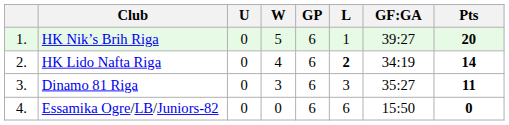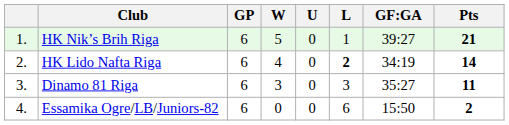columns swapped: (312, 16) <-> (244, 16)
(469, 39) 20 -> (469, 39) 21
(469, 108) 0 -> (469, 108) 2
